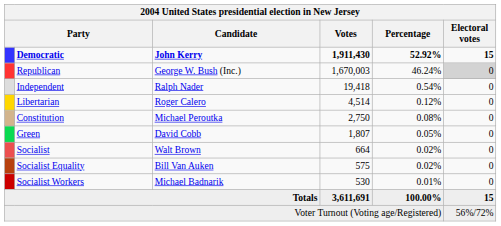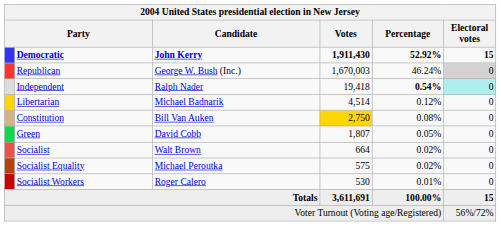(429, 87) normal -> (428, 87) bold
(491, 87) no background -> (491, 87) paleturquoise background
(180, 102) Roger Calero -> (189, 102) Michael Badnarik
(189, 118) Michael Peroutka -> (184, 118) Bill Van Auken
(359, 118) no background -> (359, 118) gold background
(184, 166) Bill Van Auken -> (189, 166) Michael Peroutka
(189, 181) Michael Badnarik -> (180, 181) Roger Calero
